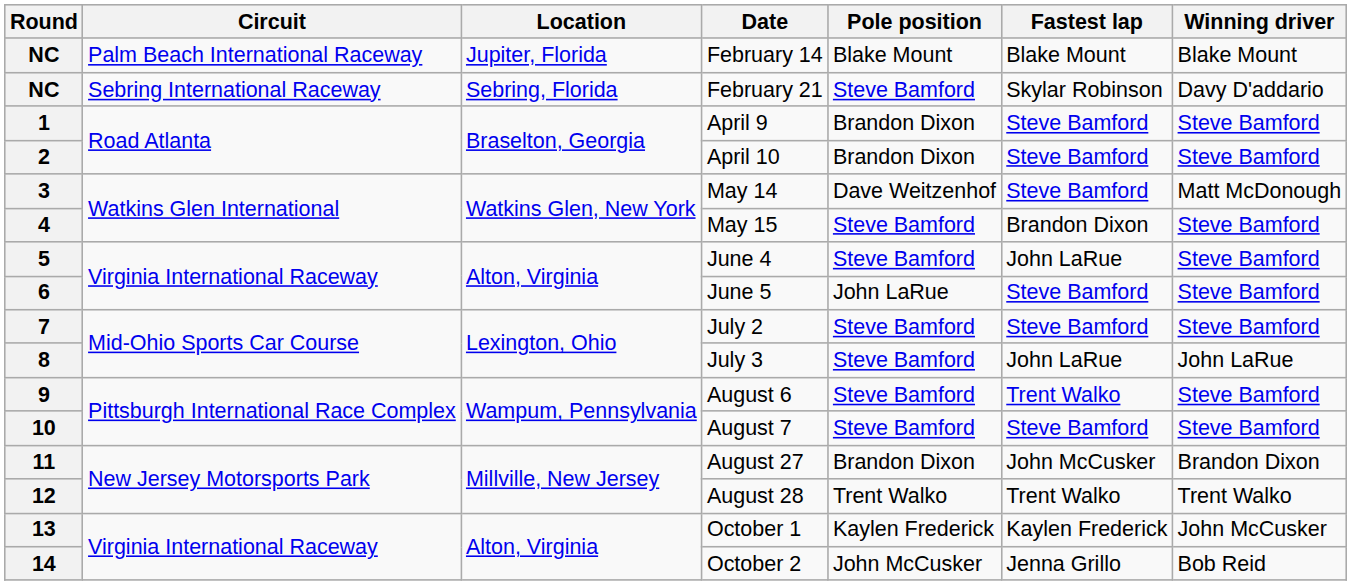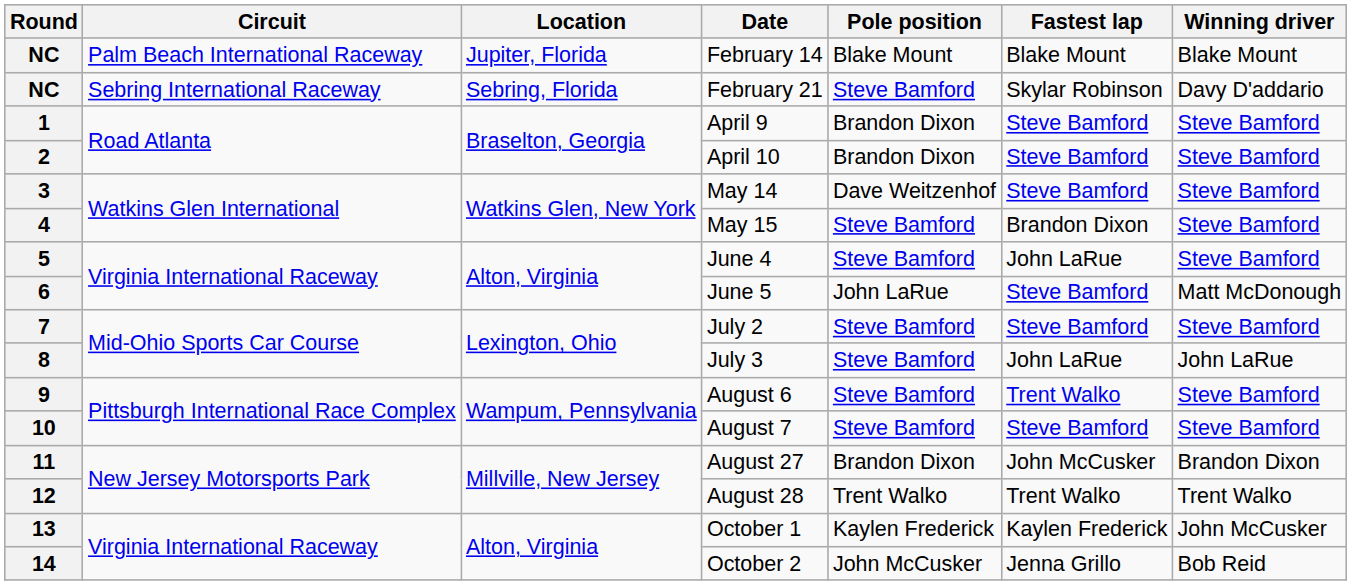(1259, 191) Matt McDonough -> (1249, 191) Steve Bamford
(1249, 292) Steve Bamford -> (1259, 292) Matt McDonough
